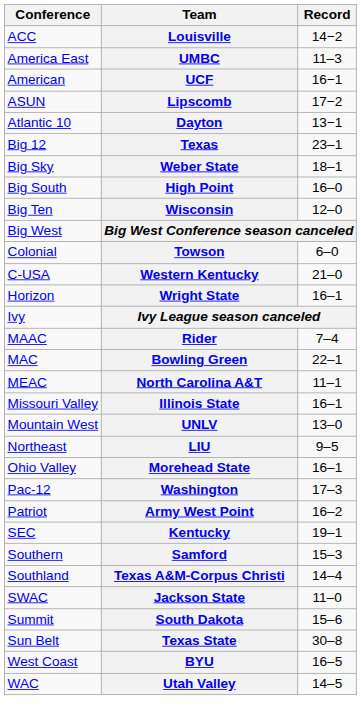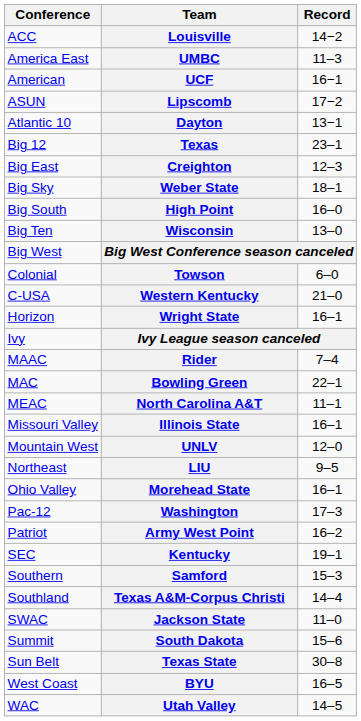+ row: (199, 166)
(327, 209) 12–0 -> (327, 230) 13–0
(327, 425) 13–0 -> (327, 446) 12–0
